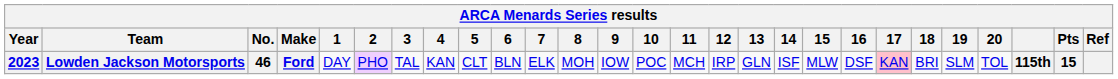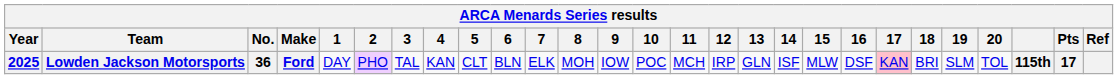(24, 62) 2023 -> (24, 62) 2025
(263, 62) 46 -> (263, 62) 36
(1069, 62) 15 -> (1069, 62) 17
